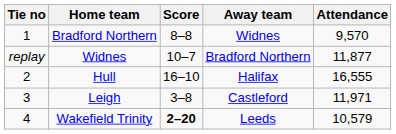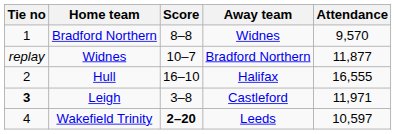(27, 98) normal -> (27, 98) bold
(352, 118) 10,579 -> (352, 118) 10,597
